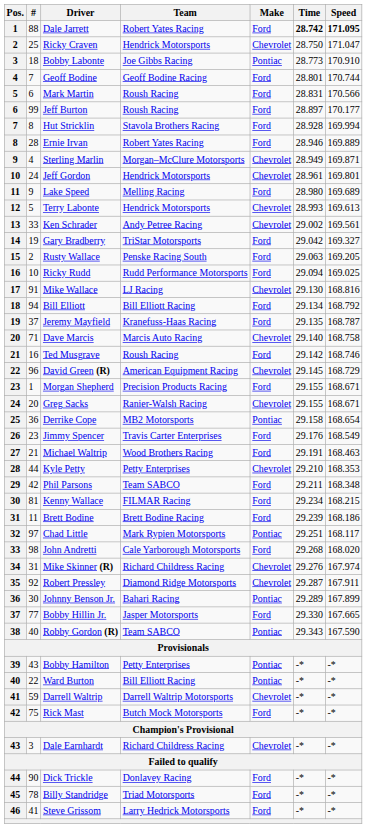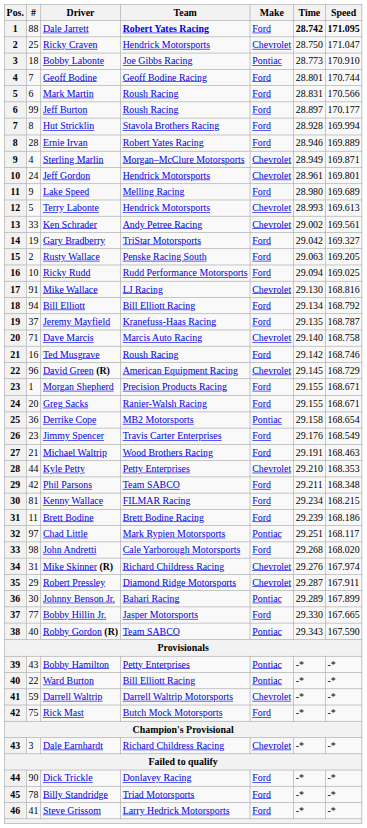(163, 29) normal -> (166, 29) bold
(272, 403) Chevrolet -> (262, 403) Ford
(33, 583) 92 -> (33, 583) 29
